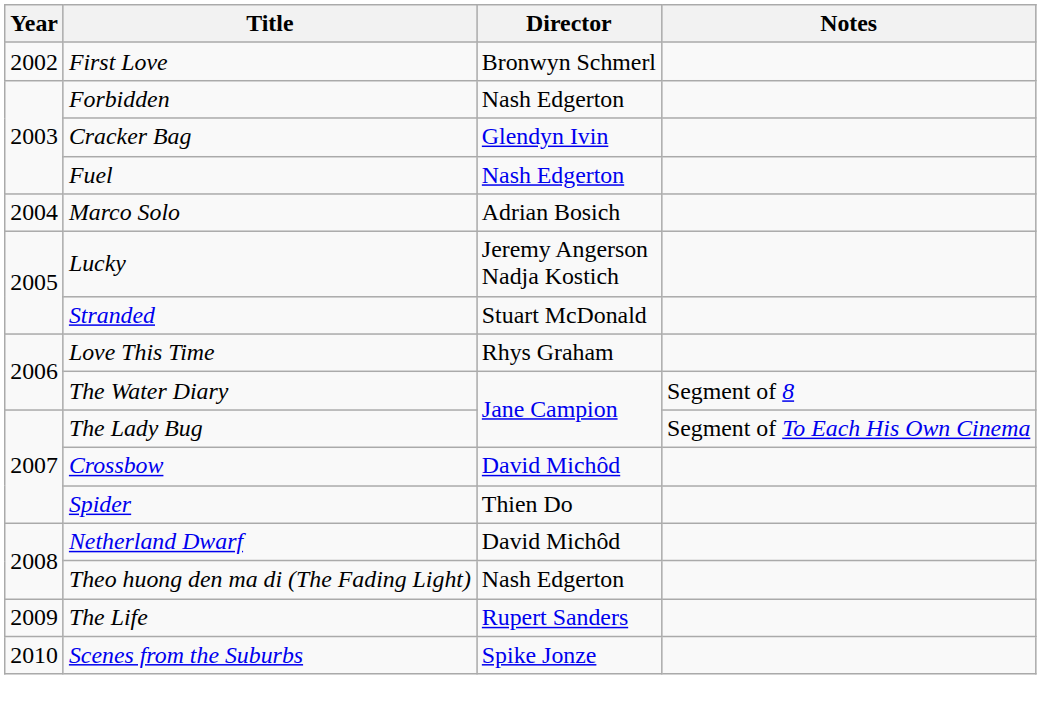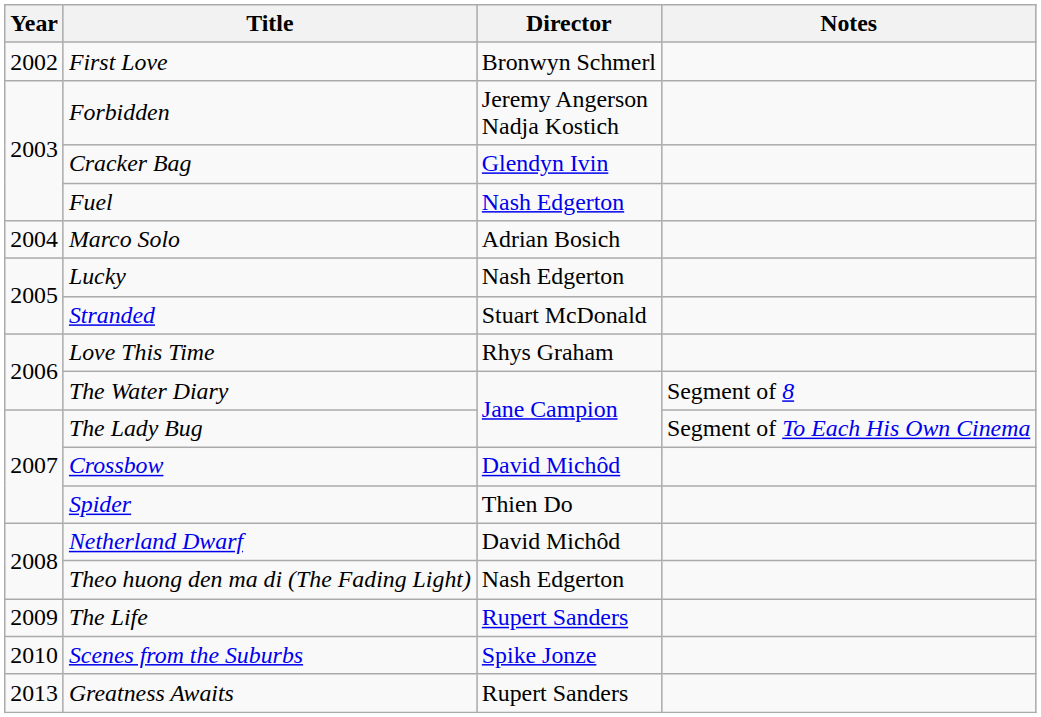(553, 99) Nash Edgerton -> (565, 112) Jeremy Angerson Nadja Kostich
(565, 263) Jeremy Angerson Nadja Kostich -> (553, 277) Nash Edgerton
+ row: (151, 692)
